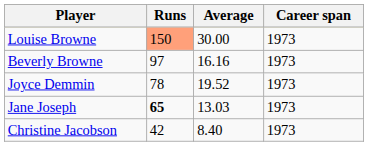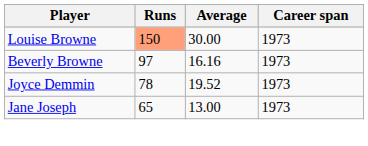(157, 107) bold -> (146, 107) normal
(213, 107) 13.03 -> (205, 107) 13.00
- row: (62, 130)
